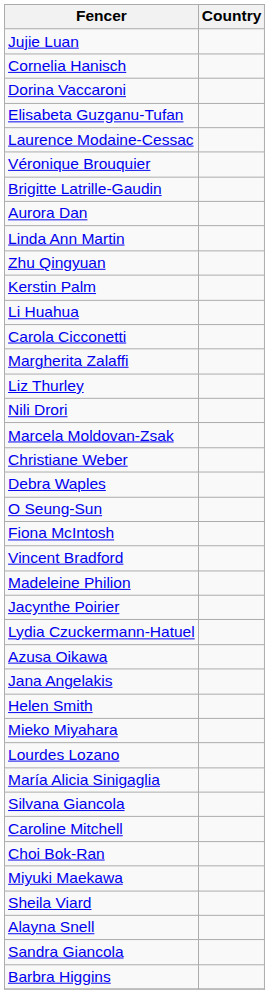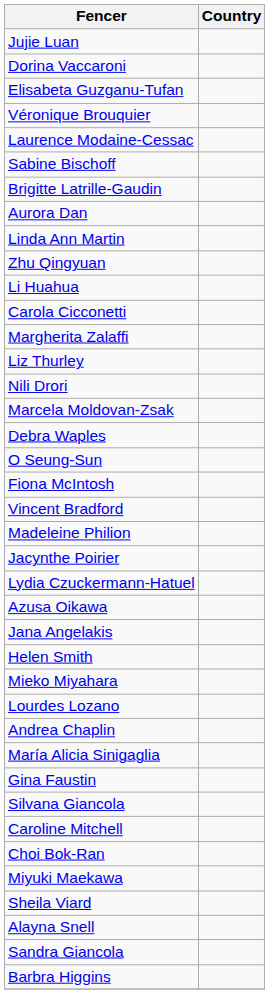- row: (67, 66)
rows swapped: (79, 164) <-> (101, 139)
+ row: (62, 164)
- row: (52, 287)
- row: (68, 459)
+ row: (62, 730)
+ row: (52, 779)
